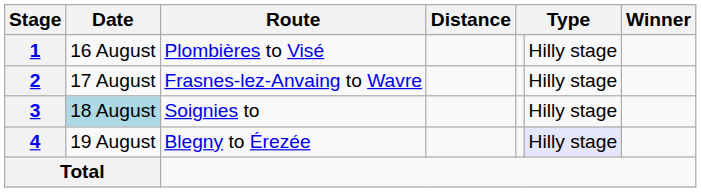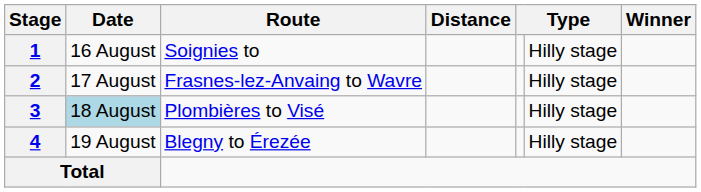(244, 50) Plombières to Visé -> (212, 50) Soignies to
(212, 111) Soignies to -> (244, 111) Plombières to Visé
(573, 141) lavender background -> (573, 141) no background
